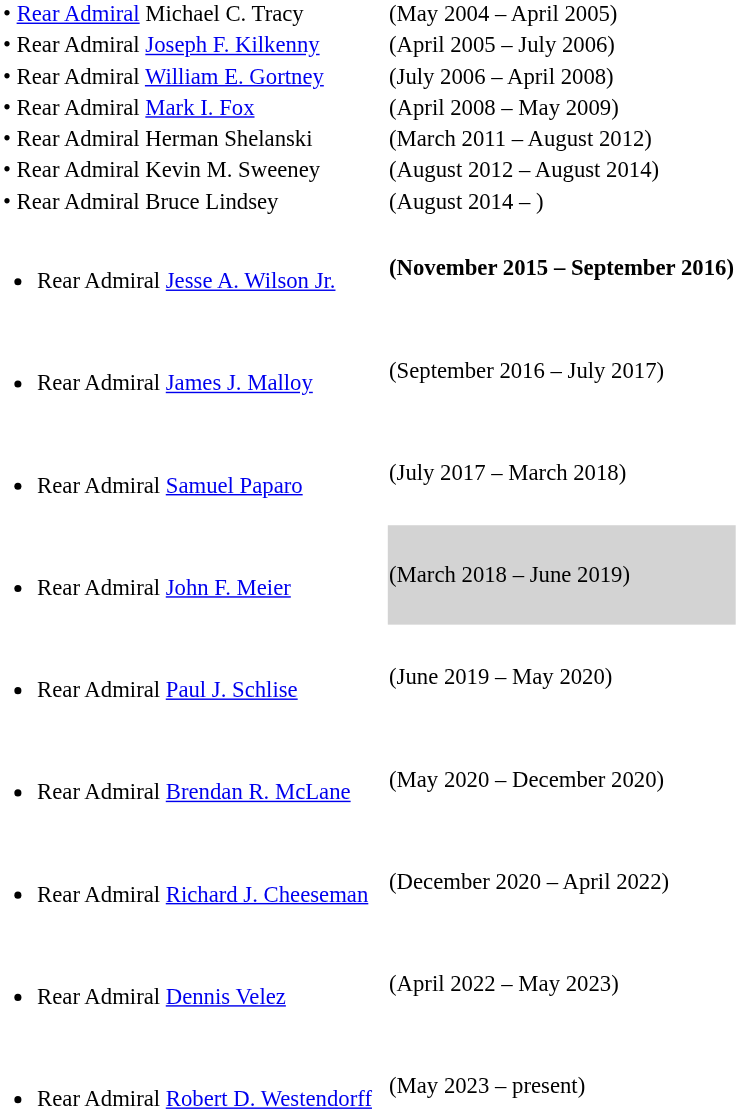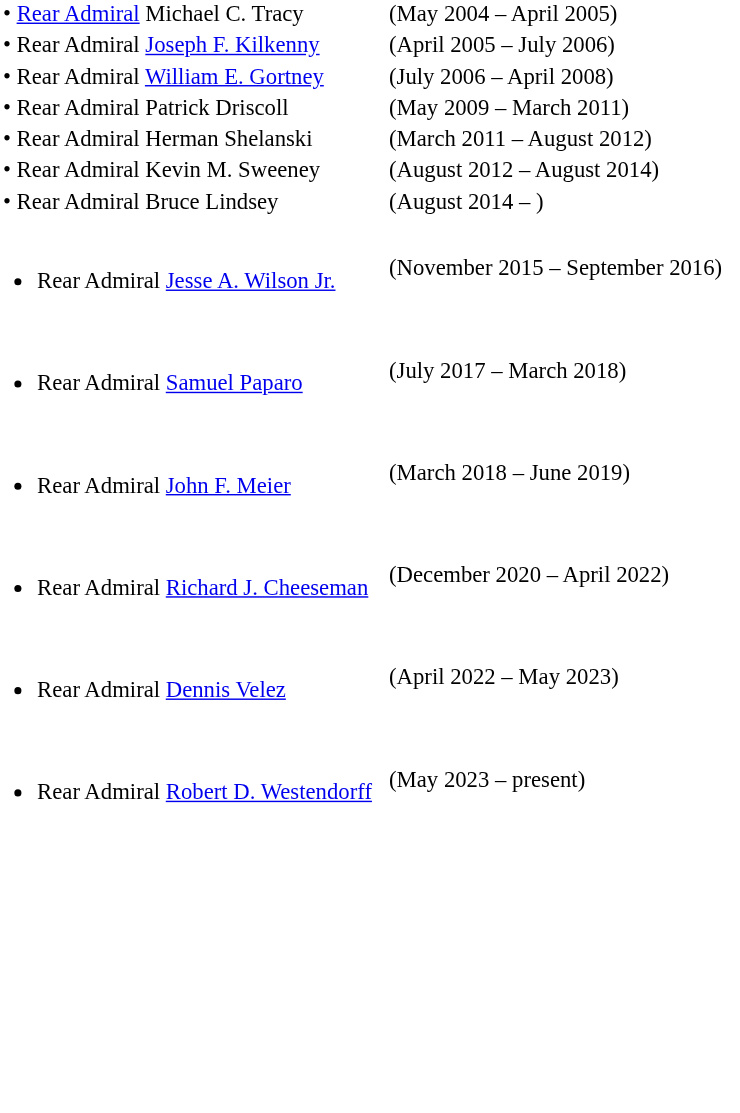- row: (117, 107)
+ row: (134, 107)
(561, 268) bold -> (556, 268) normal
- row: (176, 383)
(510, 574) lightgrey background -> (510, 472) no background
- row: (176, 690)
- row: (176, 792)
